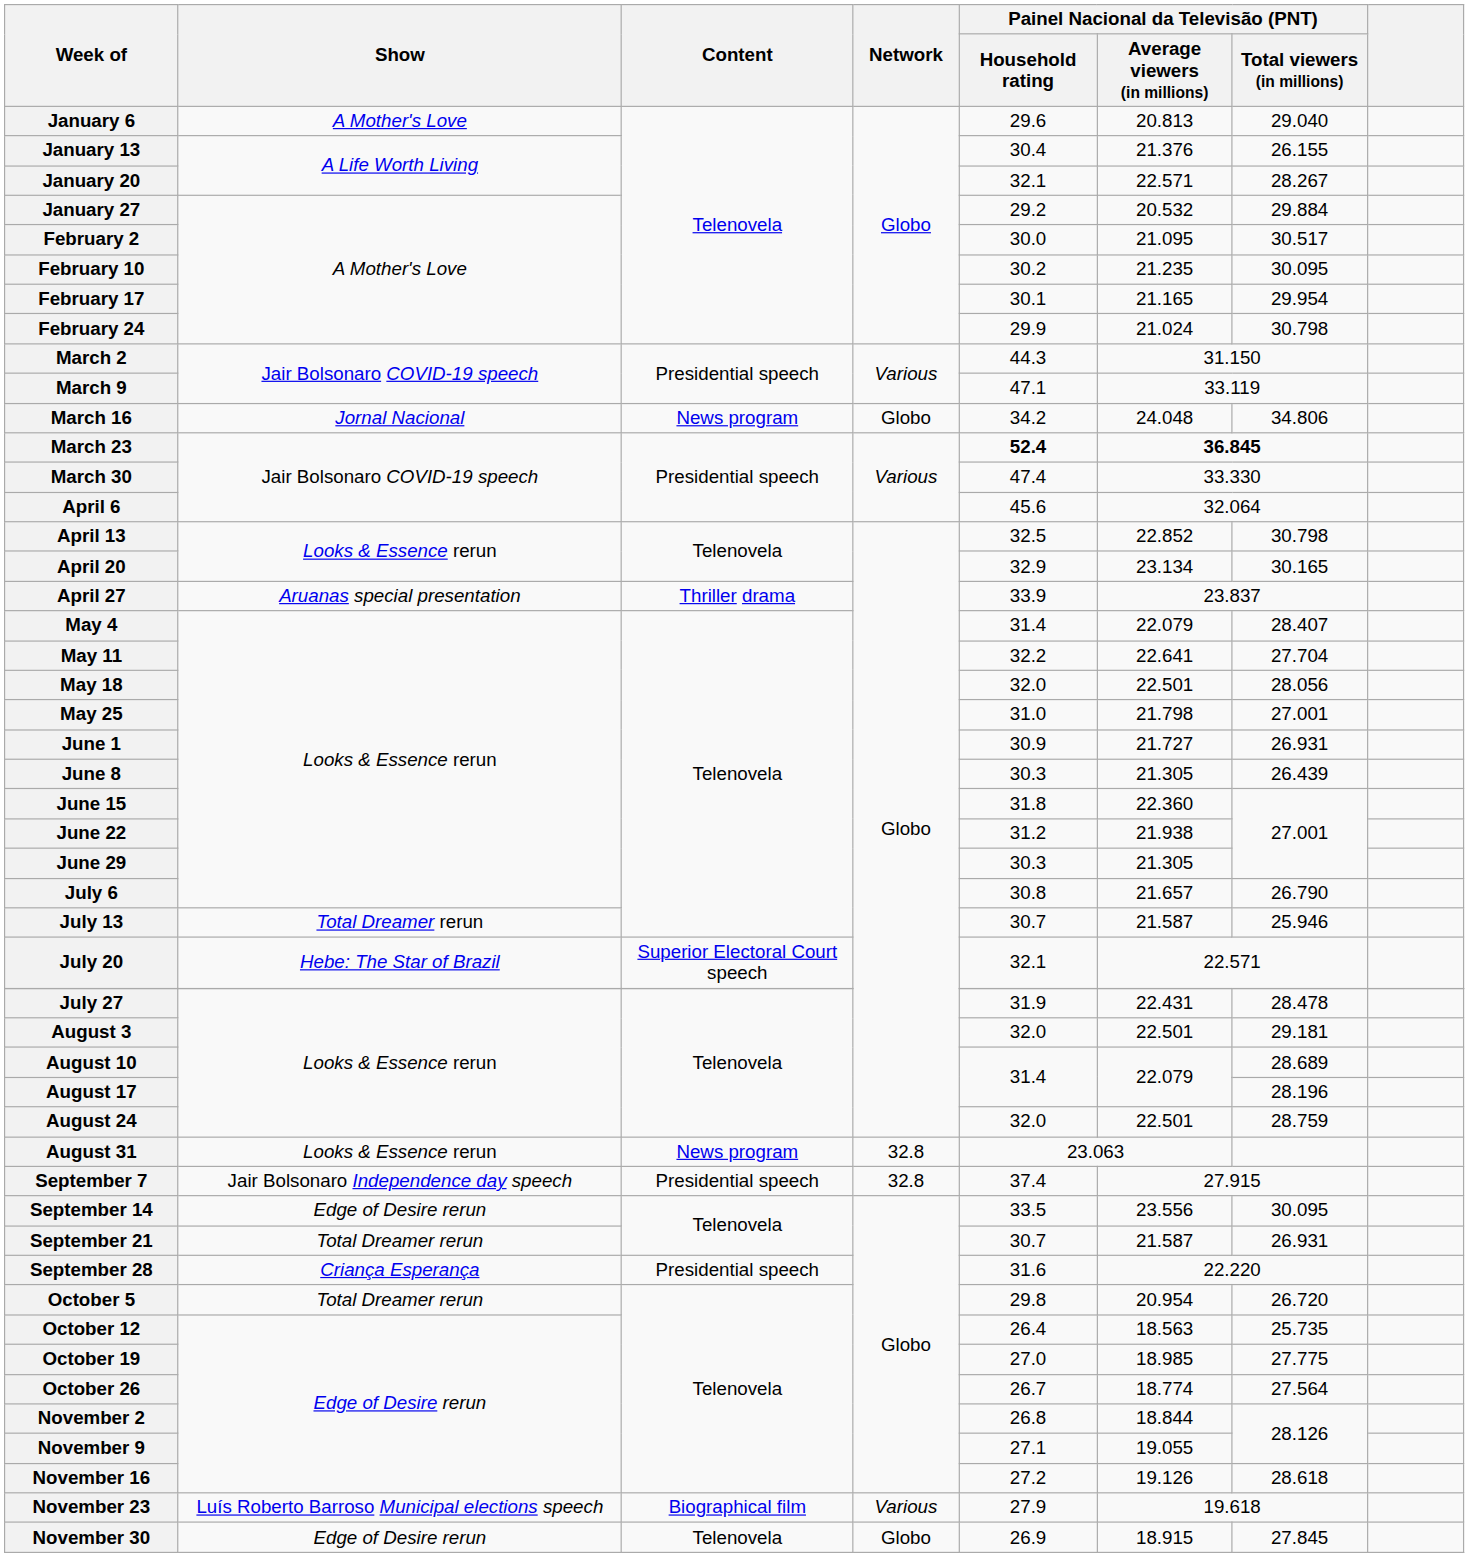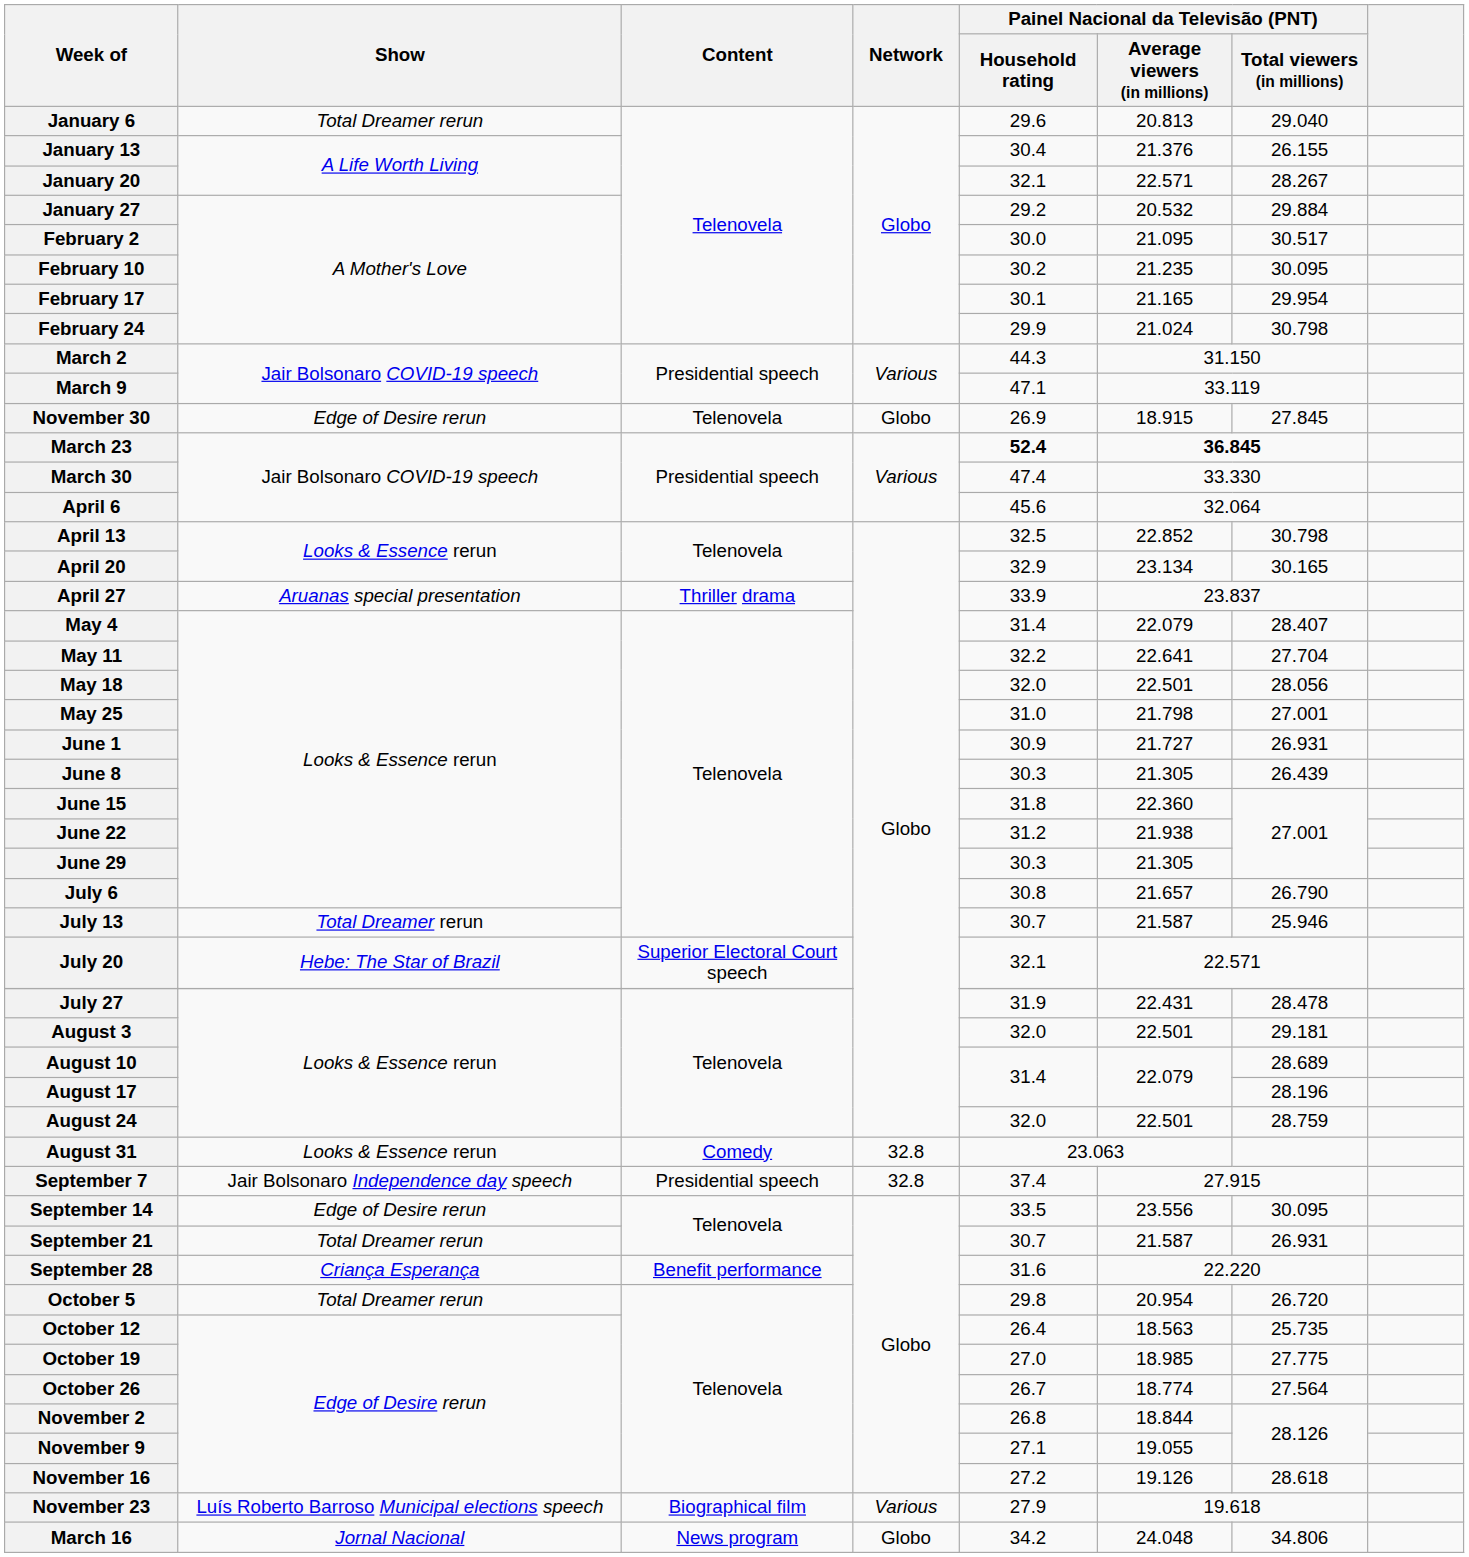(400, 120) A Mother's Love -> (400, 120) Total Dreamer rerun
rows swapped: (91, 417) <-> (91, 1537)
(737, 1151) News program -> (737, 1151) Comedy
(737, 1270) Presidential speech -> (737, 1270) Benefit performance
